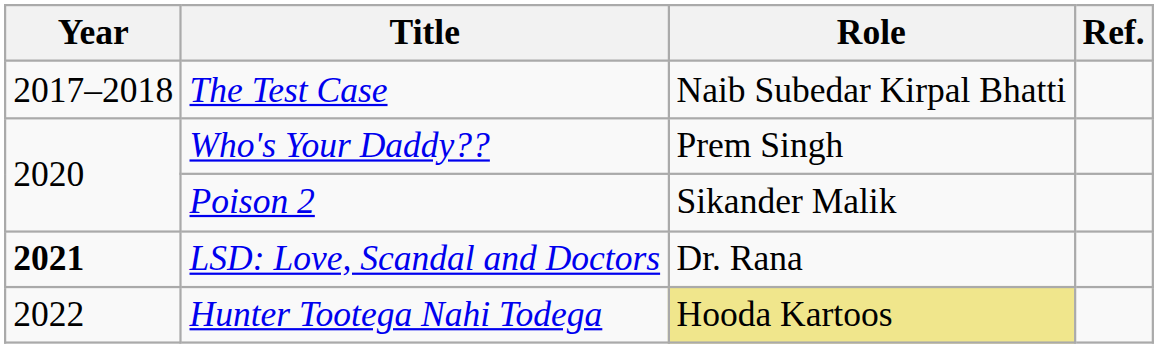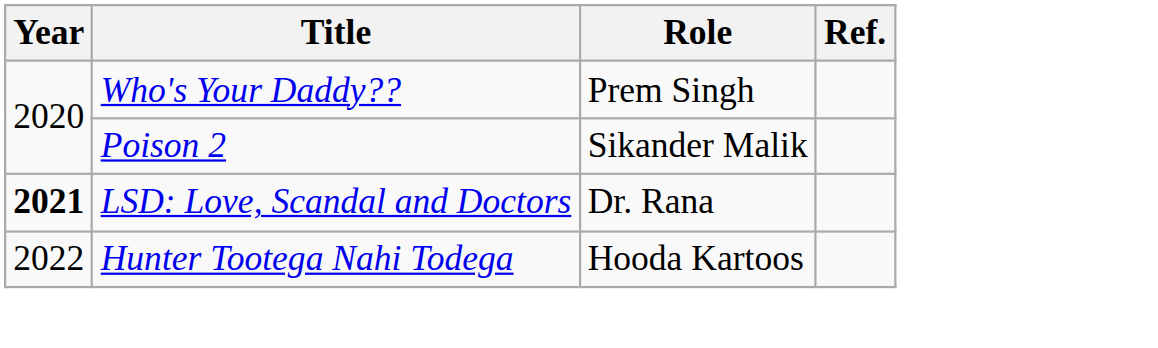- row: (289, 88)
(785, 314) khaki background -> (696, 257) no background
